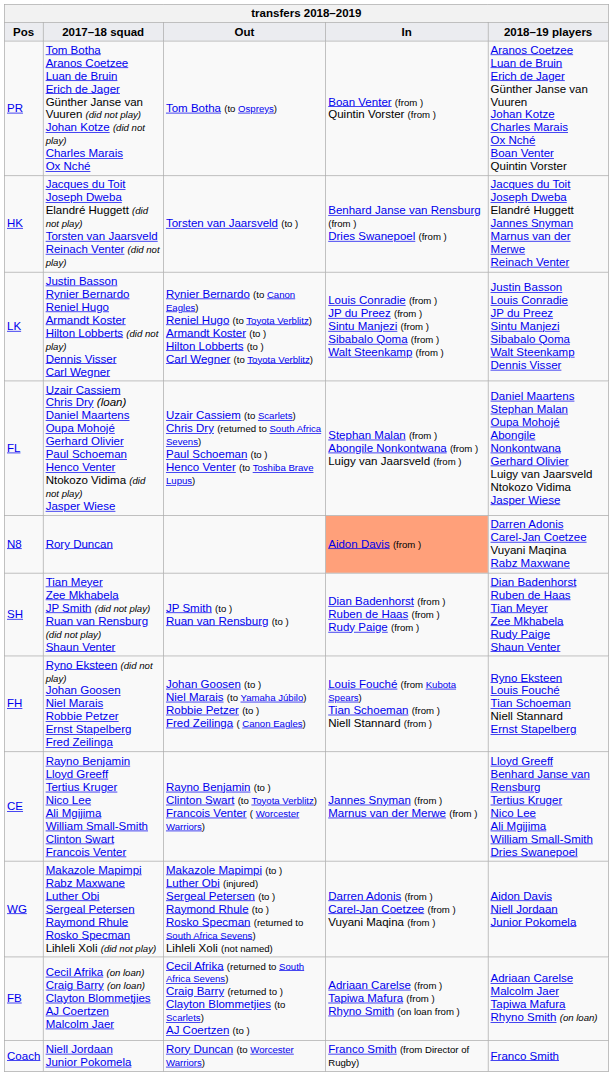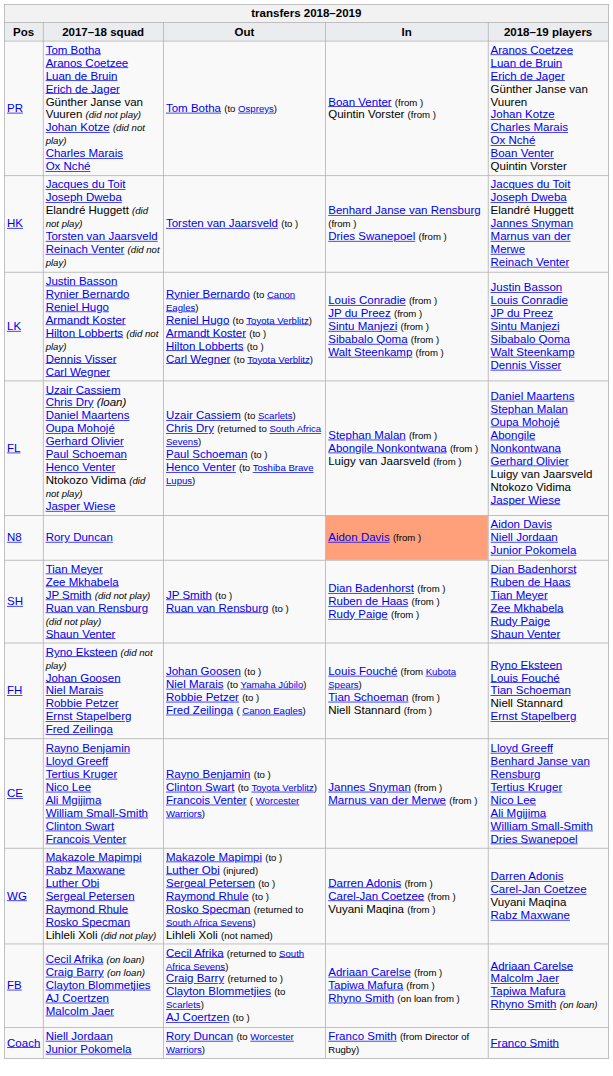(539, 544) Darren Adonis Carel-Jan Coetzee Vuyani Maqina Rabz Maxwane -> (533, 537) Aidon Davis Niell Jordaan Junior Pokomela
(533, 909) Aidon Davis Niell Jordaan Junior Pokomela -> (539, 896) Darren Adonis Carel-Jan Coetzee Vuyani Maqina Rabz Maxwane
